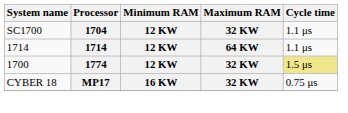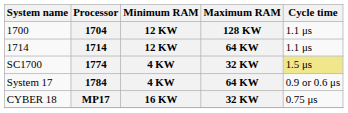(24, 30) SC1700 -> (18, 30) 1700
(242, 30) 32 KW -> (242, 30) 128 KW
(18, 64) 1700 -> (24, 64) SC1700
(161, 64) 12 KW -> (161, 64) 4 KW
+ row: (96, 82)
